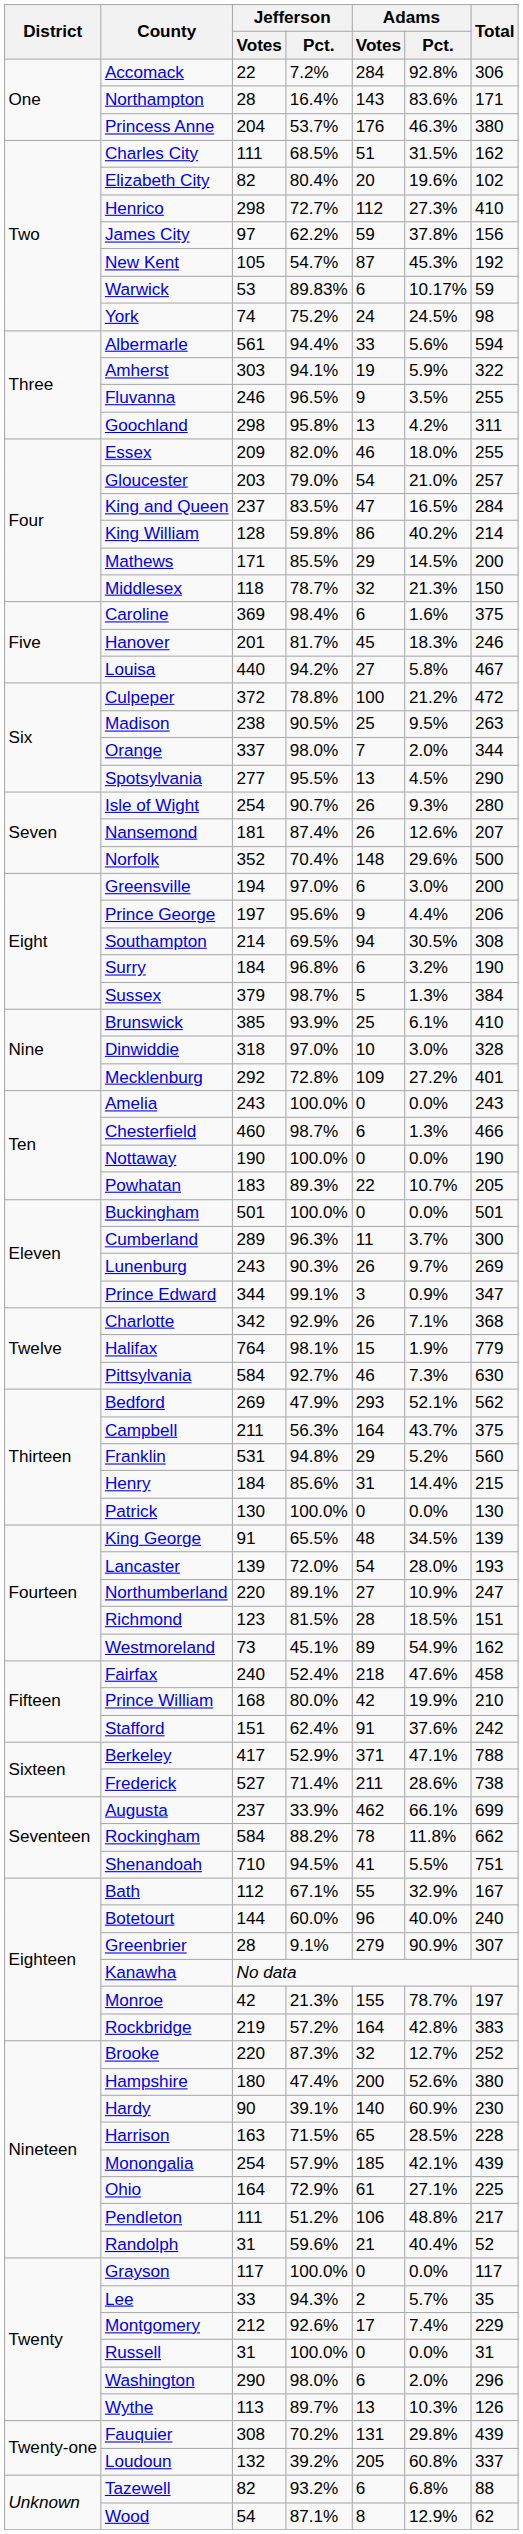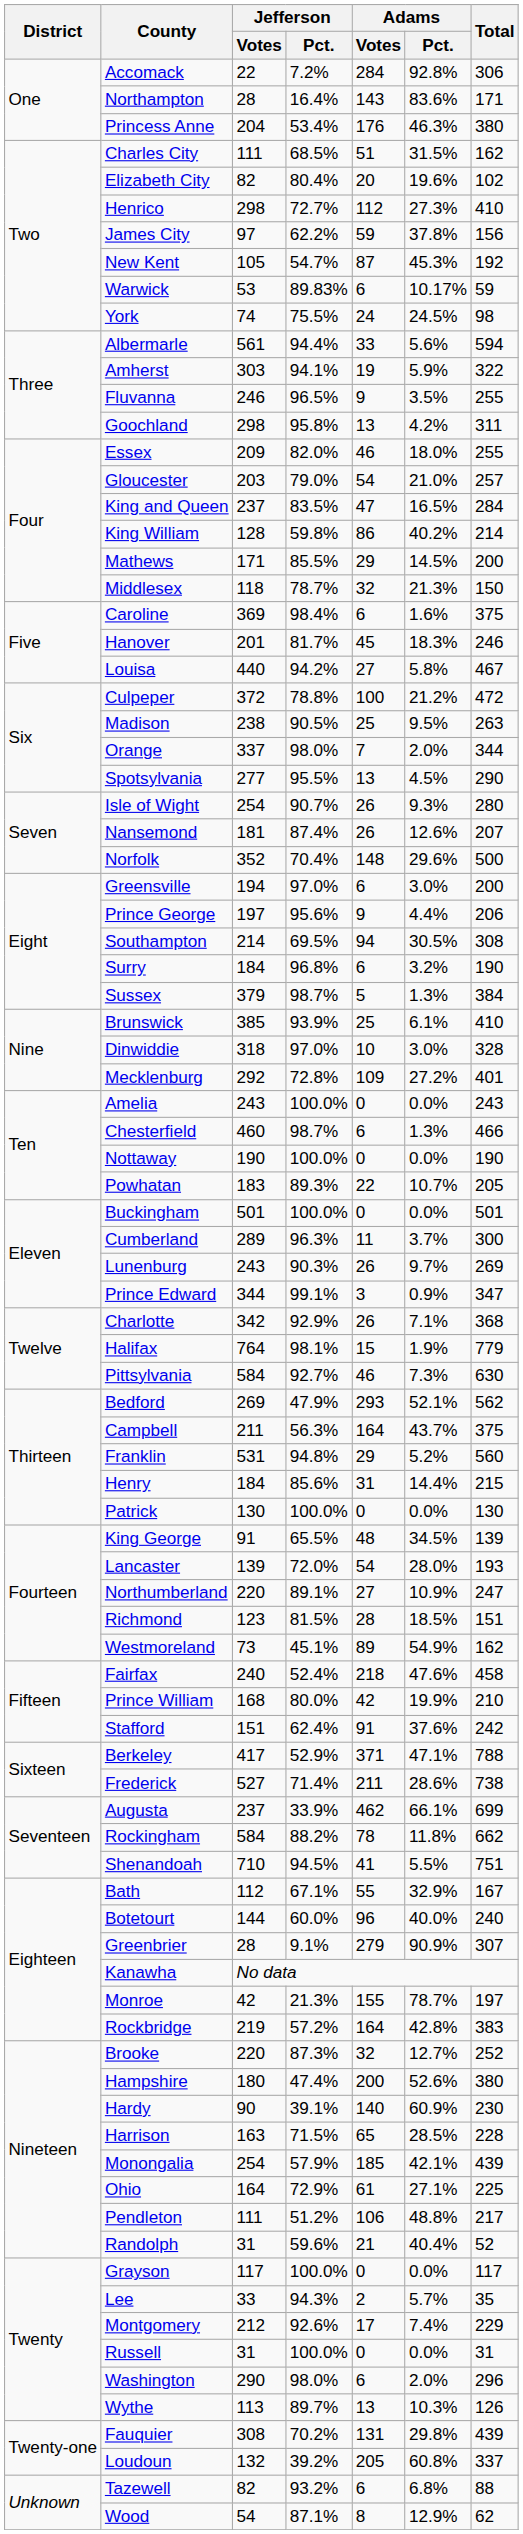(314, 126) 53.7% -> (314, 126) 53.4%
(314, 316) 75.2% -> (314, 316) 75.5%
